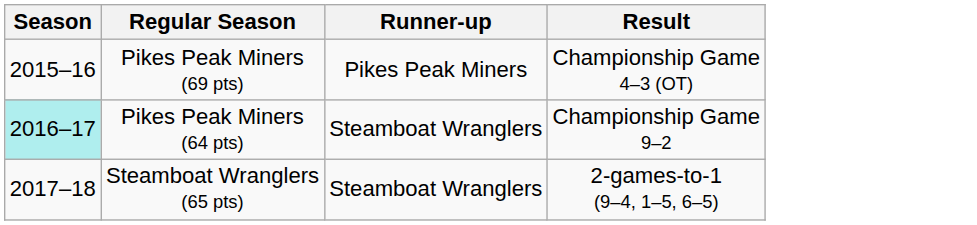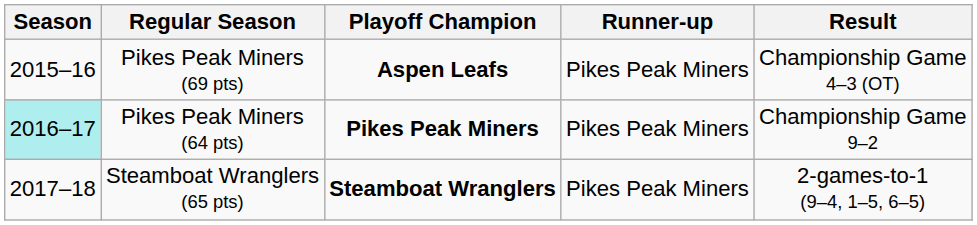+ column: (443, 22)
(436, 129) Steamboat Wranglers -> (657, 129) Pikes Peak Miners
(436, 189) Steamboat Wranglers -> (657, 189) Pikes Peak Miners
